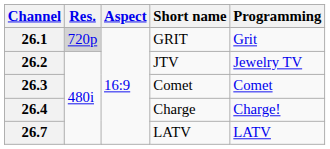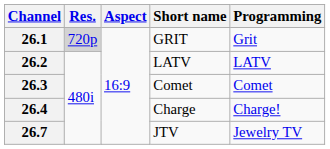(166, 62) JTV -> (172, 62) LATV
(268, 62) Jewelry TV -> (252, 62) LATV
(172, 132) LATV -> (166, 132) JTV
(252, 132) LATV -> (268, 132) Jewelry TV
